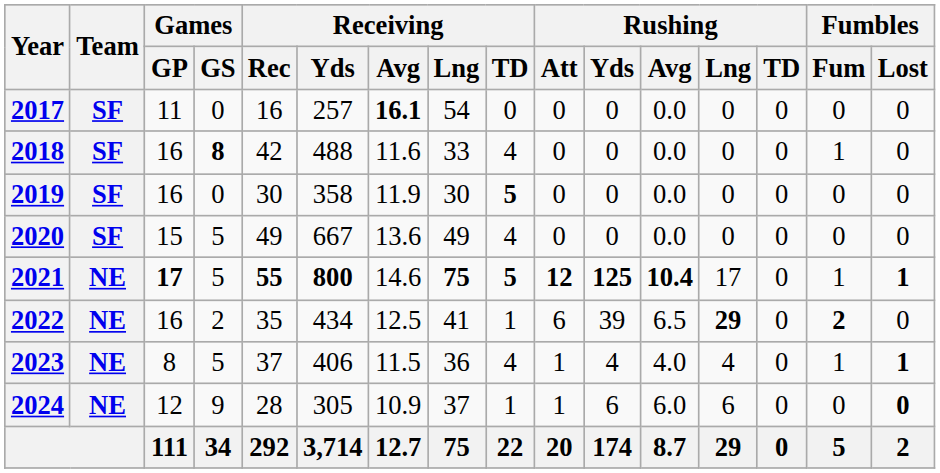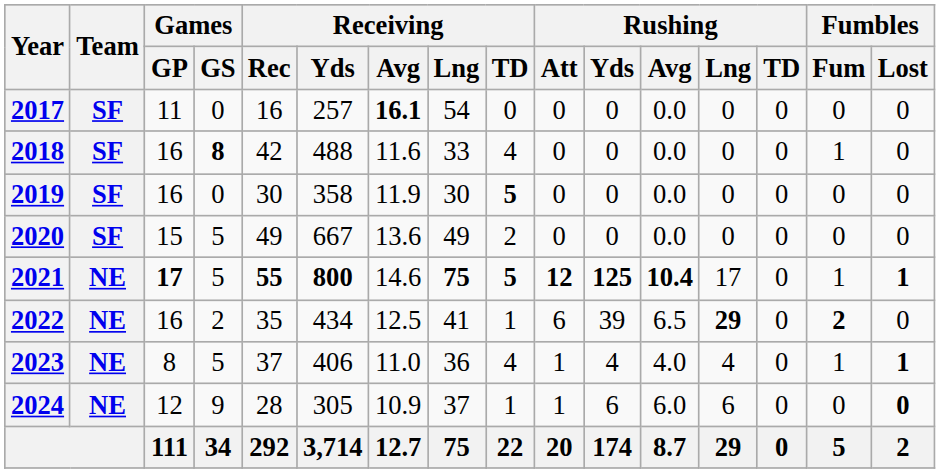(510, 236) 4 -> (510, 236) 2
(398, 362) 11.5 -> (398, 362) 11.0
